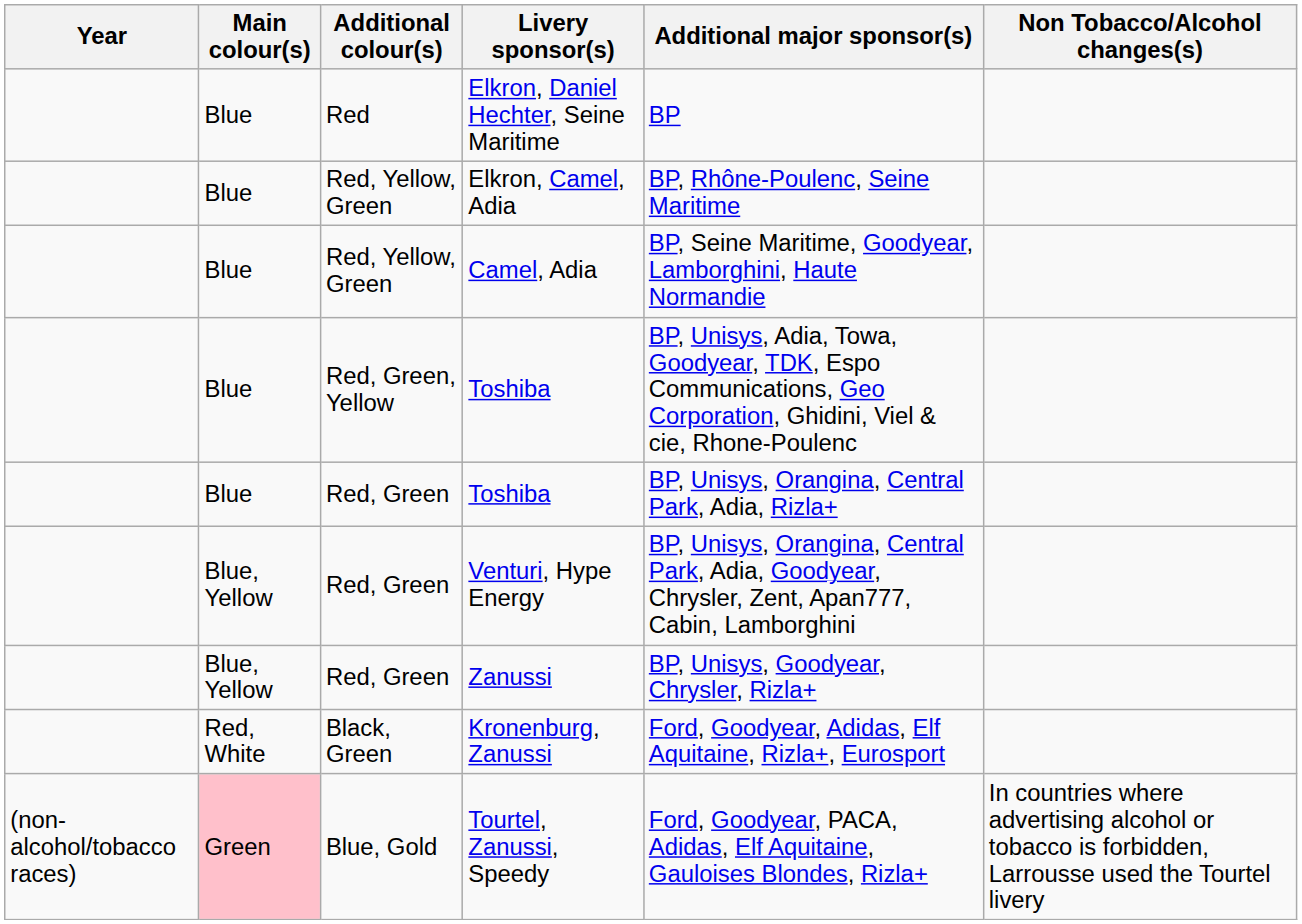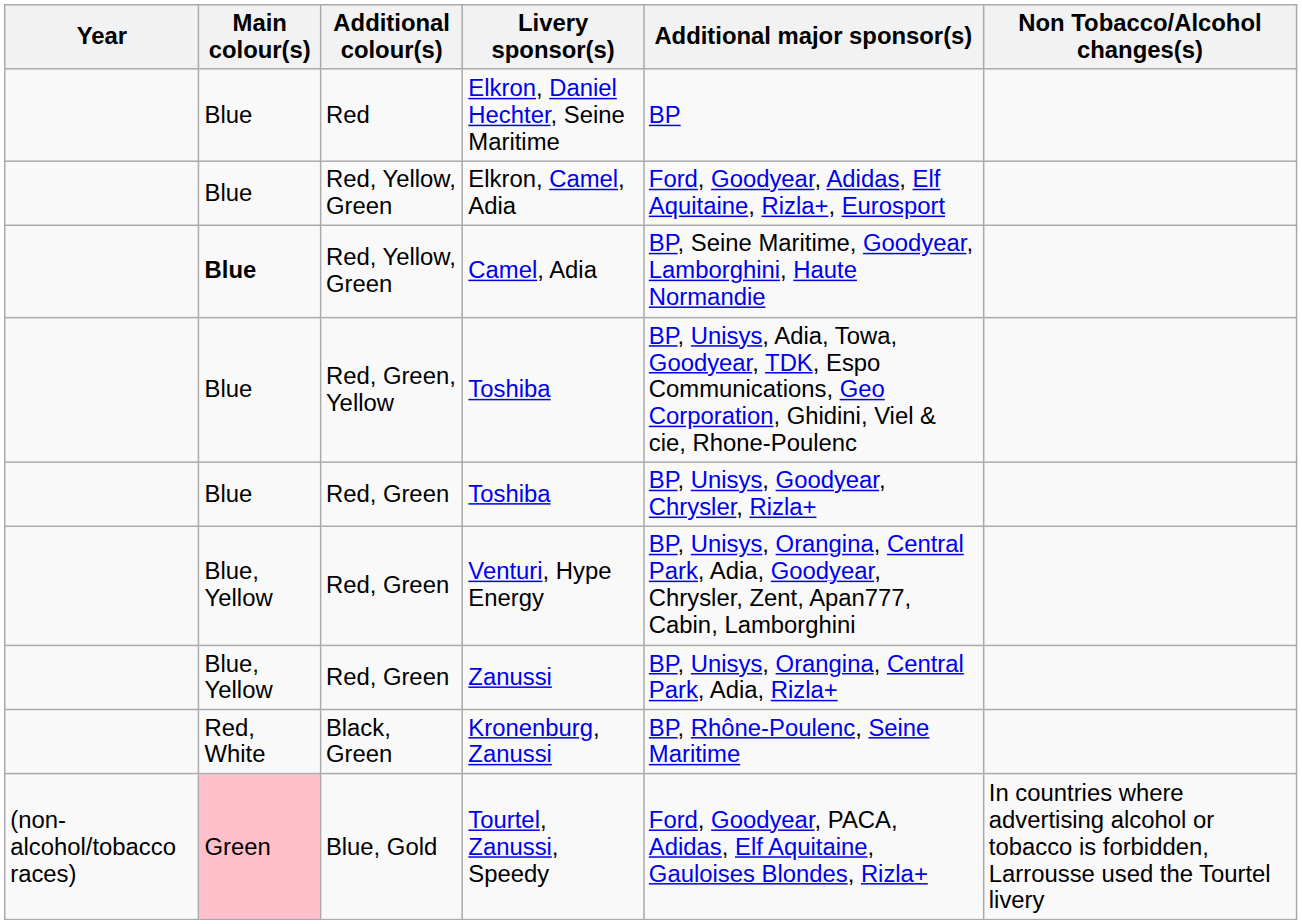(789, 192) BP, Rhône-Poulenc, Seine Maritime -> (797, 192) Ford, Goodyear, Adidas, Elf Aquitaine, Rizla+, Eurosport
(228, 270) normal -> (230, 270) bold
(806, 494) BP, Unisys, Orangina, Central Park, Adia, Rizla+ -> (767, 494) BP, Unisys, Goodyear, Chrysler, Rizla+
(767, 676) BP, Unisys, Goodyear, Chrysler, Rizla+ -> (806, 676) BP, Unisys, Orangina, Central Park, Adia, Rizla+
(797, 741) Ford, Goodyear, Adidas, Elf Aquitaine, Rizla+, Eurosport -> (789, 741) BP, Rhône-Poulenc, Seine Maritime
